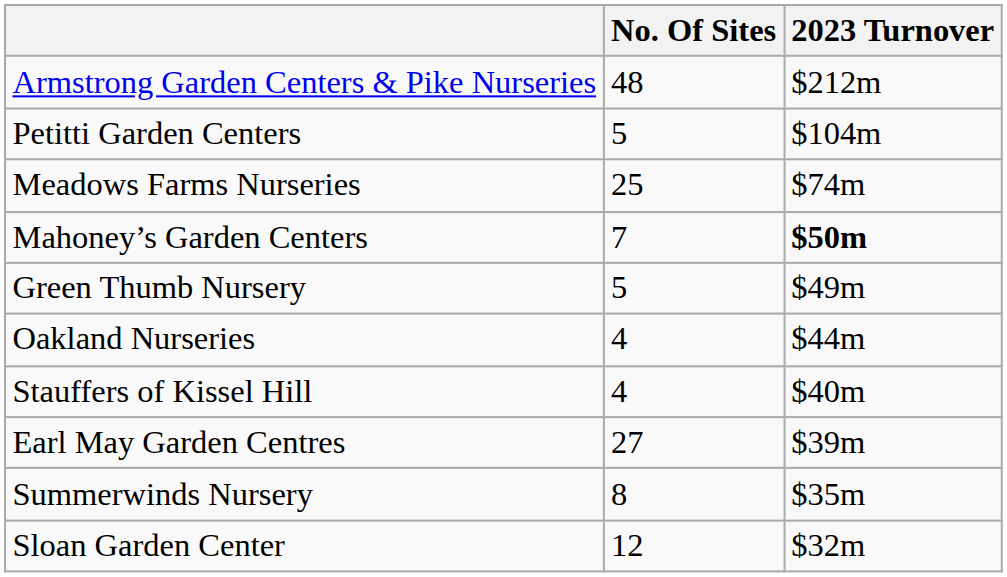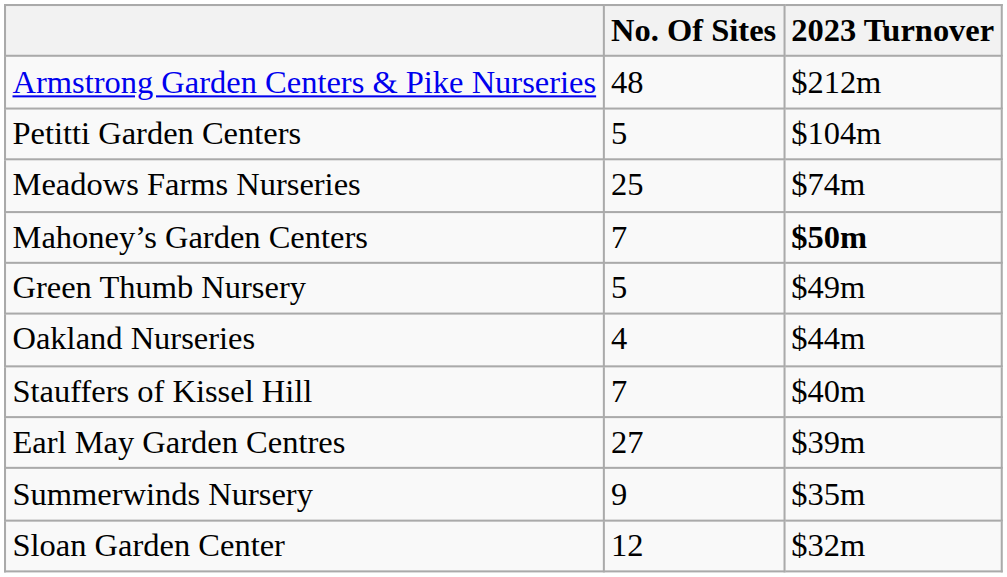(619, 390) 4 -> (619, 390) 7
(619, 493) 8 -> (619, 493) 9
